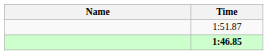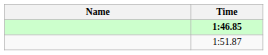rows swapped: (227, 42) <-> (227, 27)
